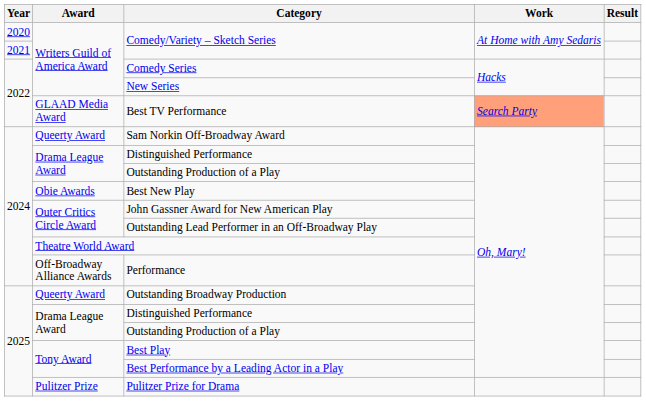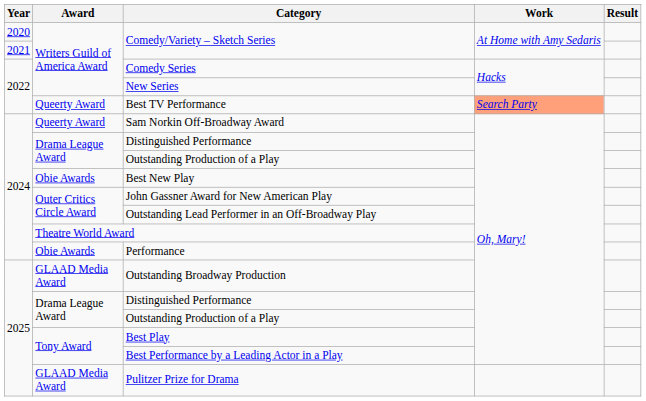(72, 111) GLAAD Media Award -> (70, 104) Queerty Award
(73, 270) Off-Broadway Alliance Awards -> (65, 251) Obie Awards
(70, 295) Queerty Award -> (72, 275) GLAAD Media Award
(67, 386) Pulitzer Prize -> (72, 380) GLAAD Media Award
